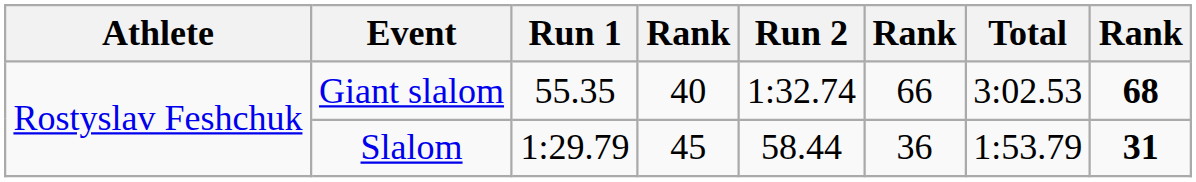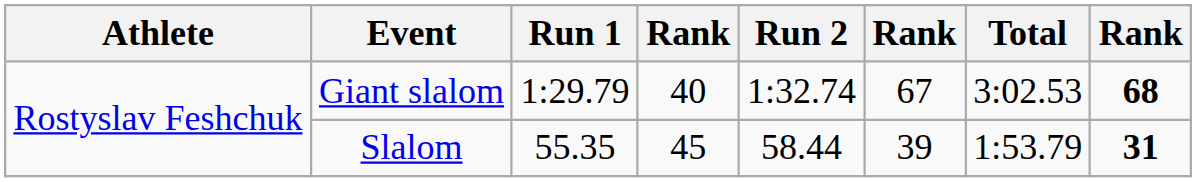(575, 90) 55.35 -> (575, 90) 1:29.79
(915, 90) 66 -> (915, 90) 67
(575, 147) 1:29.79 -> (575, 147) 55.35
(915, 147) 36 -> (915, 147) 39
